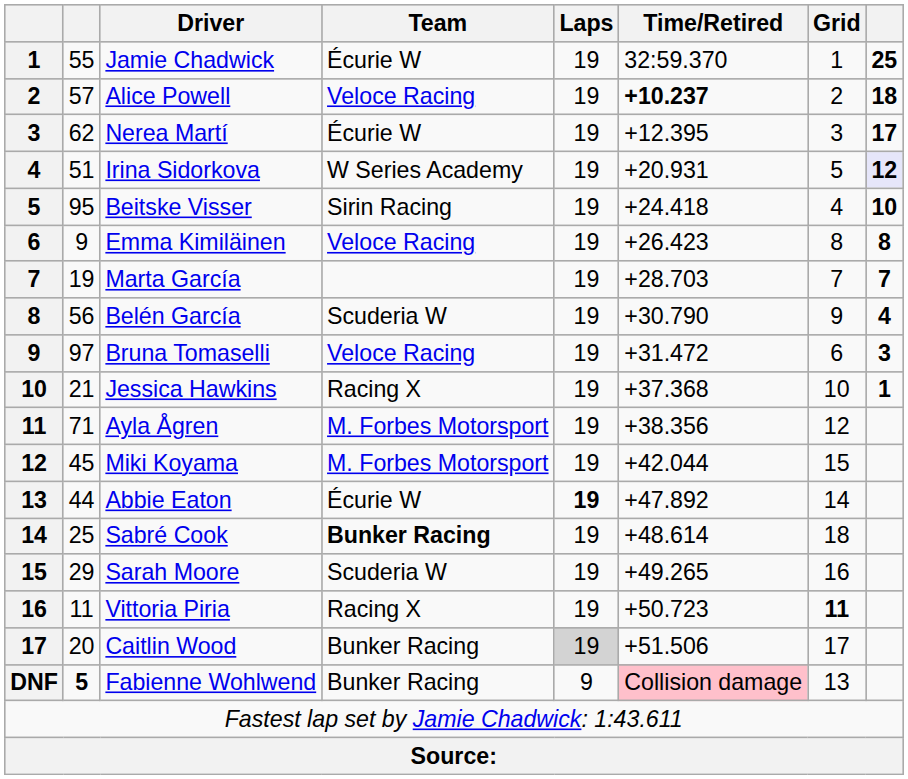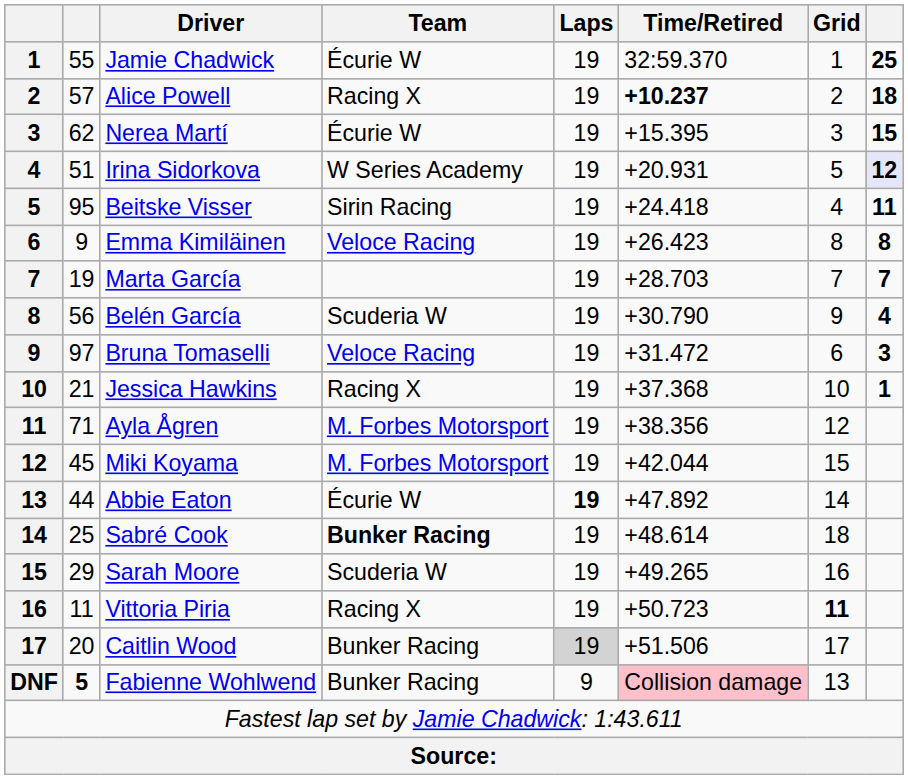(401, 97) Veloce Racing -> (374, 97) Racing X
(667, 133) +12.395 -> (667, 133) +15.395
(884, 133) 17 -> (884, 133) 15
(884, 207) 10 -> (884, 207) 11
